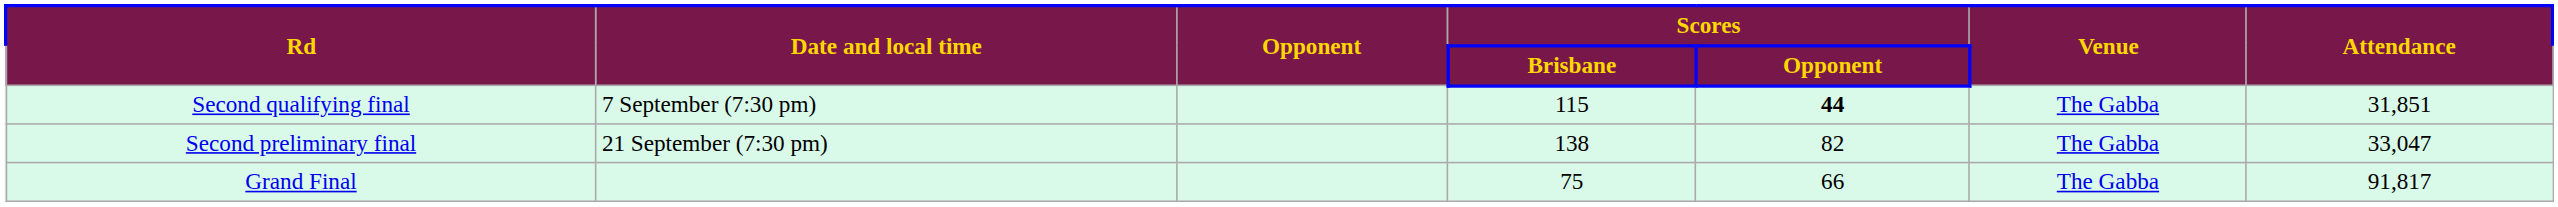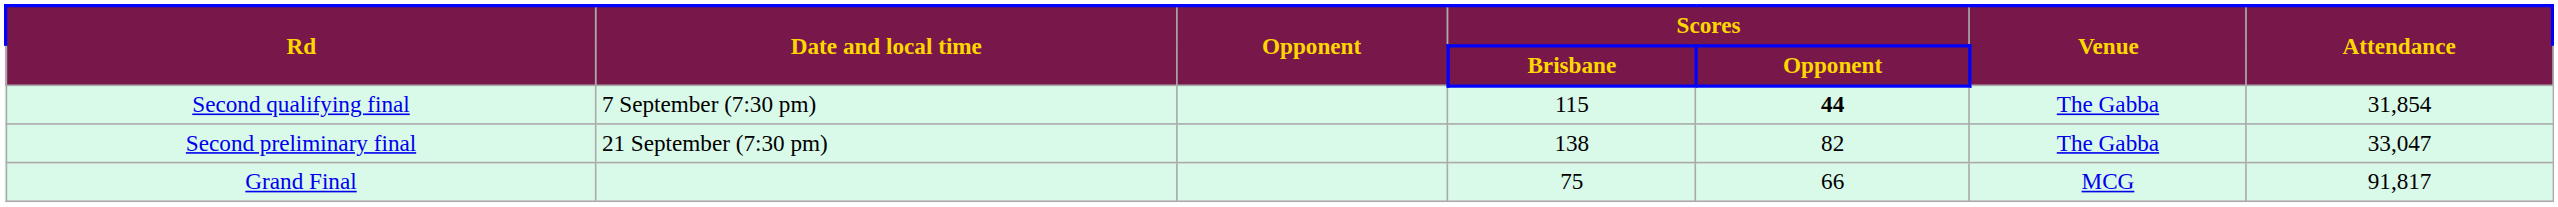(2400, 104) 31,851 -> (2400, 104) 31,854
(2108, 181) The Gabba -> (2108, 181) MCG
